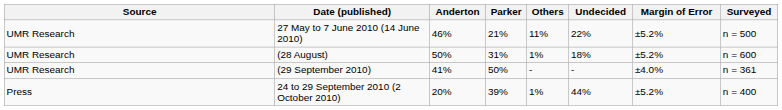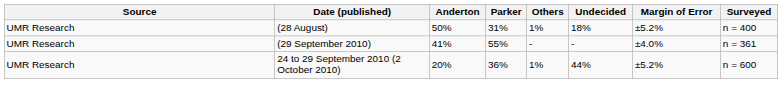- row: (348, 33)
(740, 54) n = 600 -> (740, 28) n = 400
(498, 70) 50% -> (498, 43) 55%
(19, 92) Press -> (40, 65) UMR Research
(498, 92) 39% -> (498, 65) 36%
(740, 92) n = 400 -> (740, 65) n = 600
